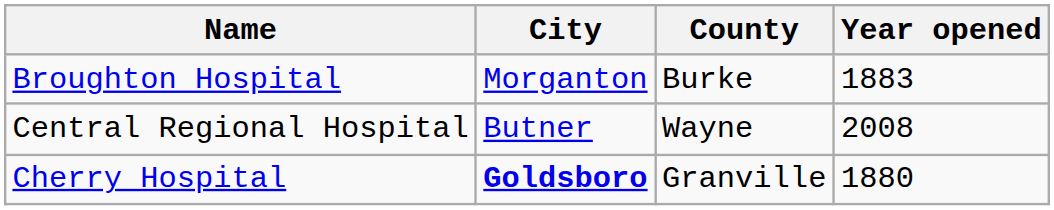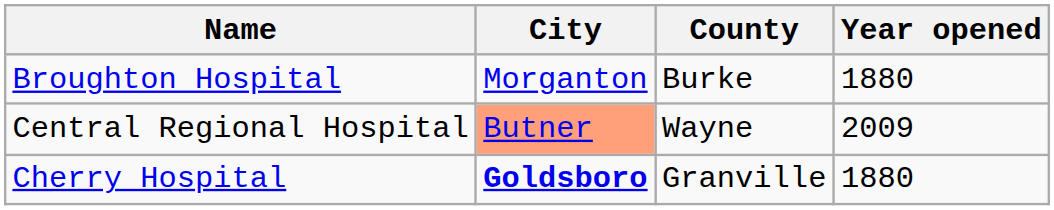(877, 80) 1883 -> (877, 80) 1880
(538, 129) no background -> (538, 129) lightsalmon background
(877, 129) 2008 -> (877, 129) 2009
